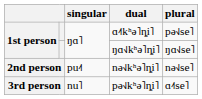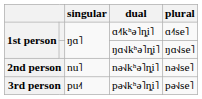(179, 31) pə˧˩se˥ -> (177, 31) ɑ˨˦se˥
(75, 67) pu˨˦ -> (75, 67) nu˥
(75, 85) nu˥ -> (75, 85) pu˨˦
(177, 85) ɑ˨˦se˥ -> (179, 85) pə˧˩se˥
